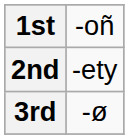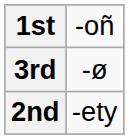rows swapped: (35, 69) <-> (35, 112)
